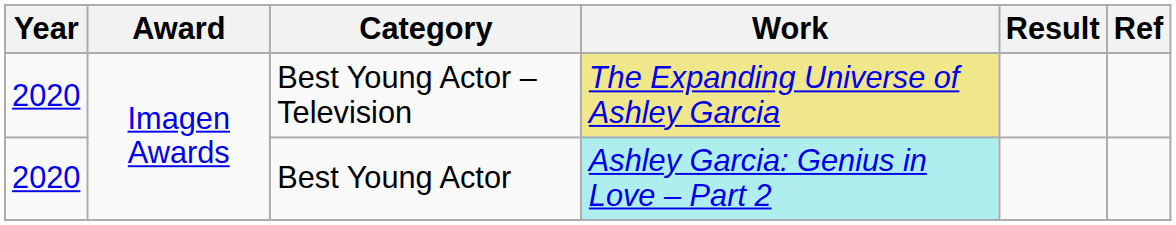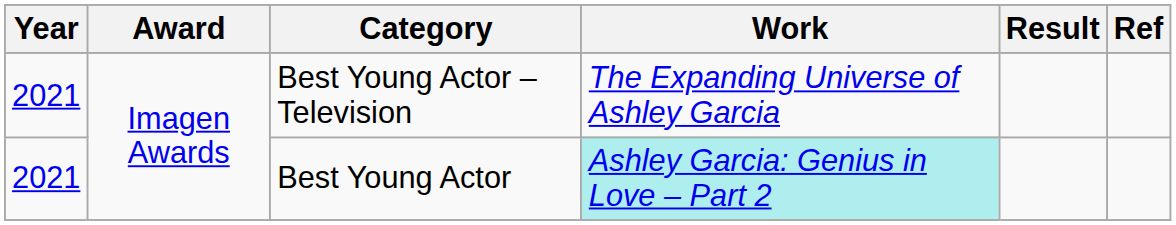(46, 94) 2020 -> (46, 94) 2021
(774, 94) khaki background -> (774, 94) no background
(46, 178) 2020 -> (46, 178) 2021
